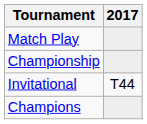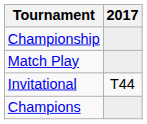rows swapped: (54, 61) <-> (43, 38)
